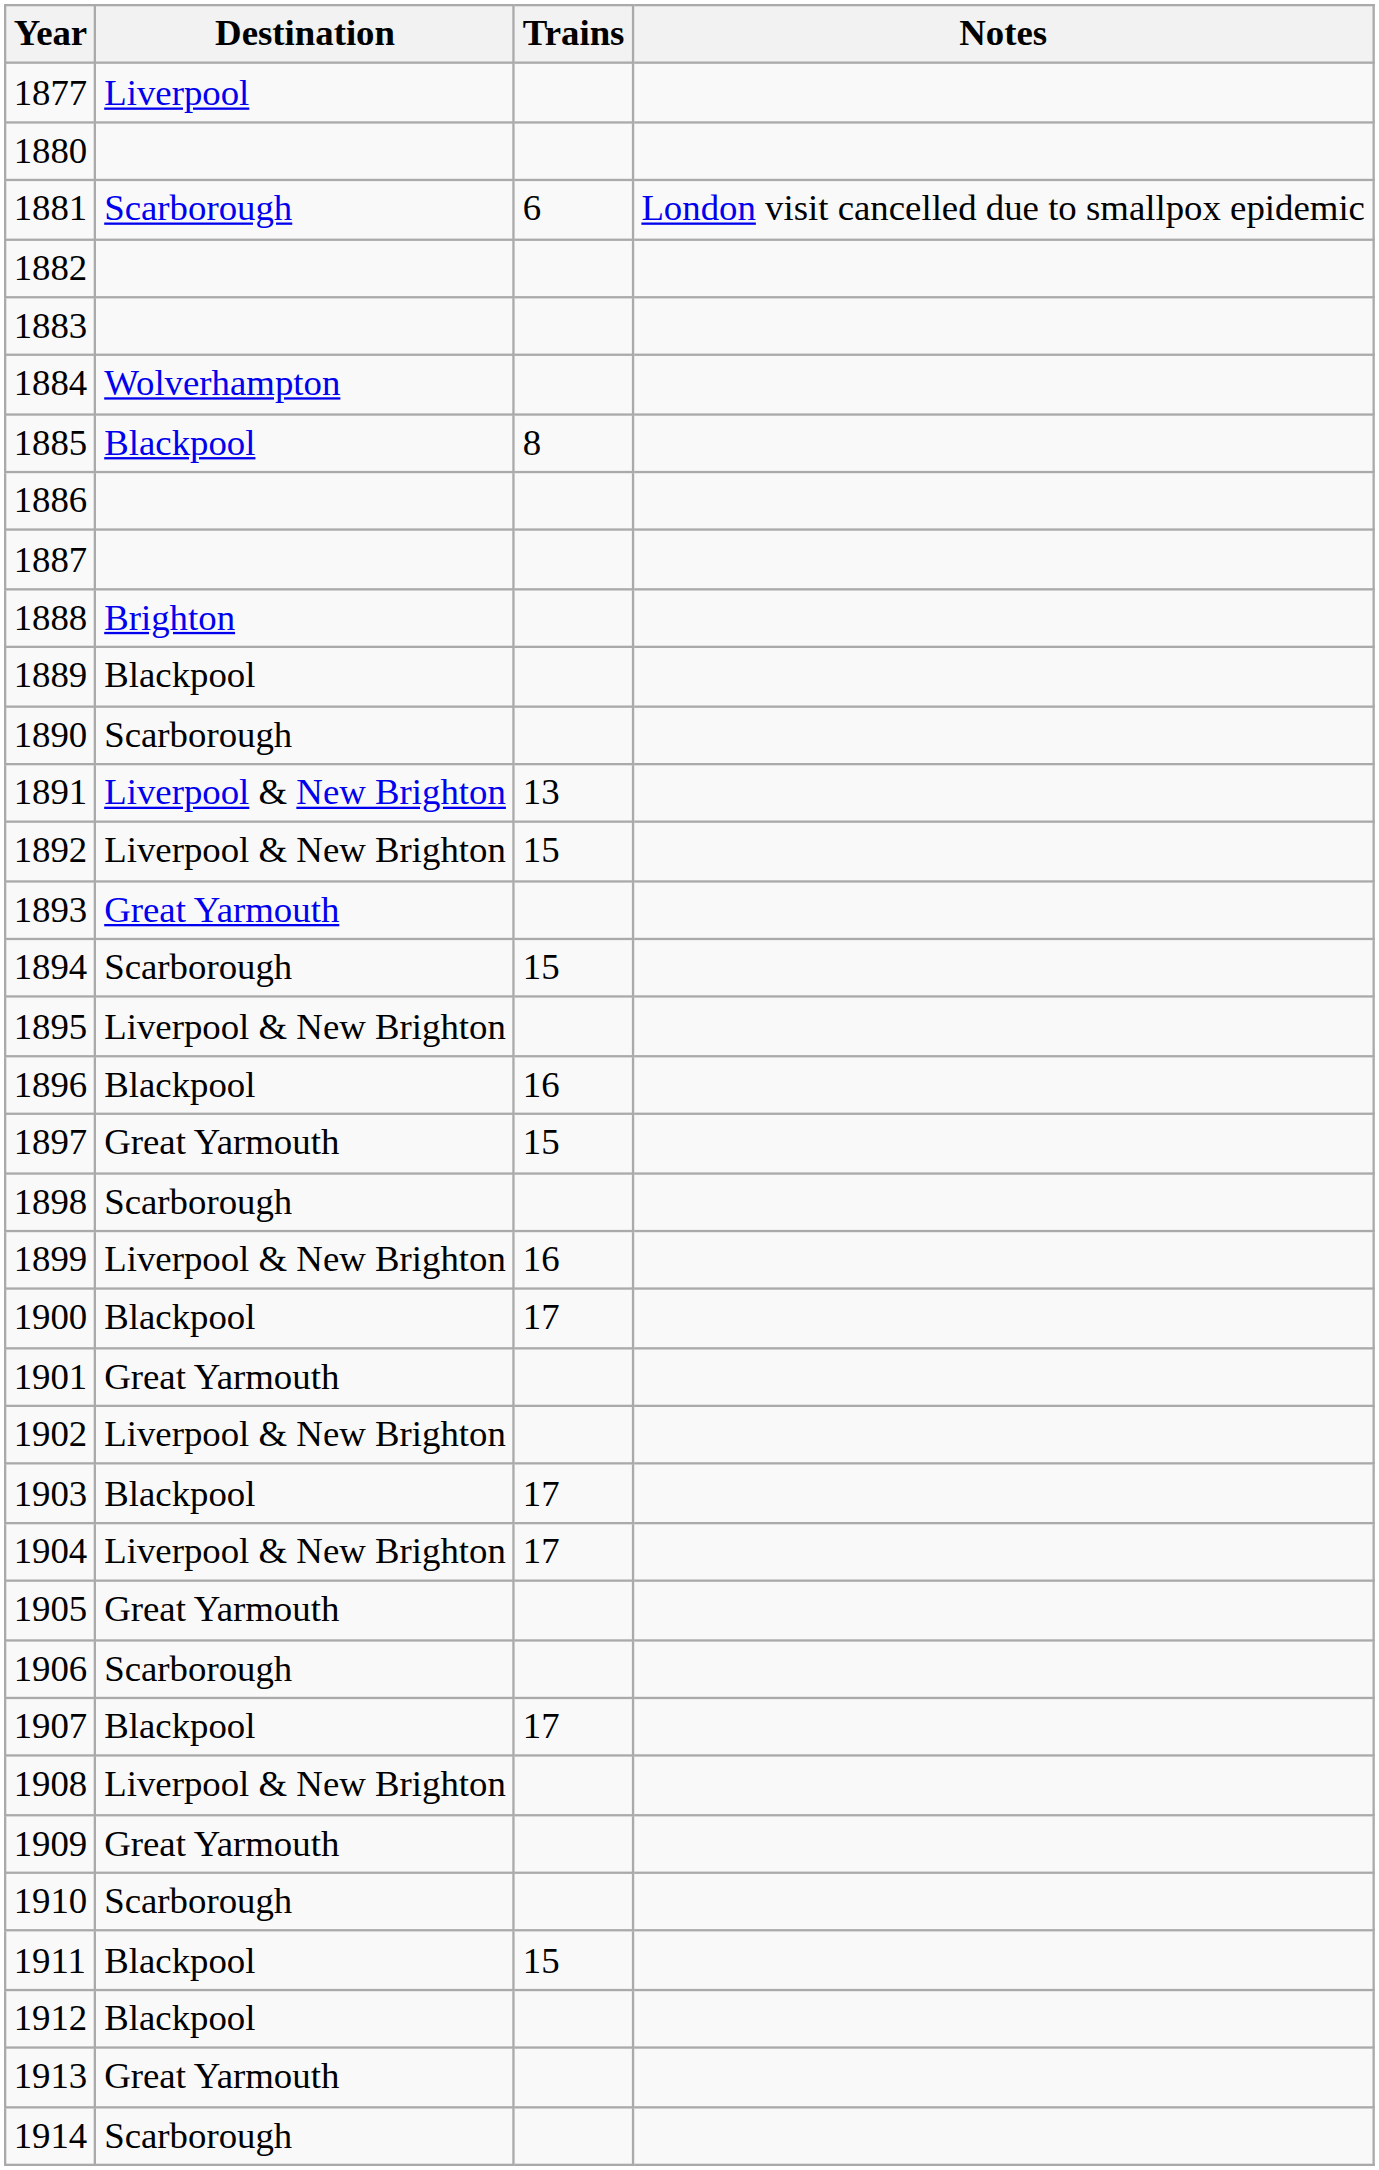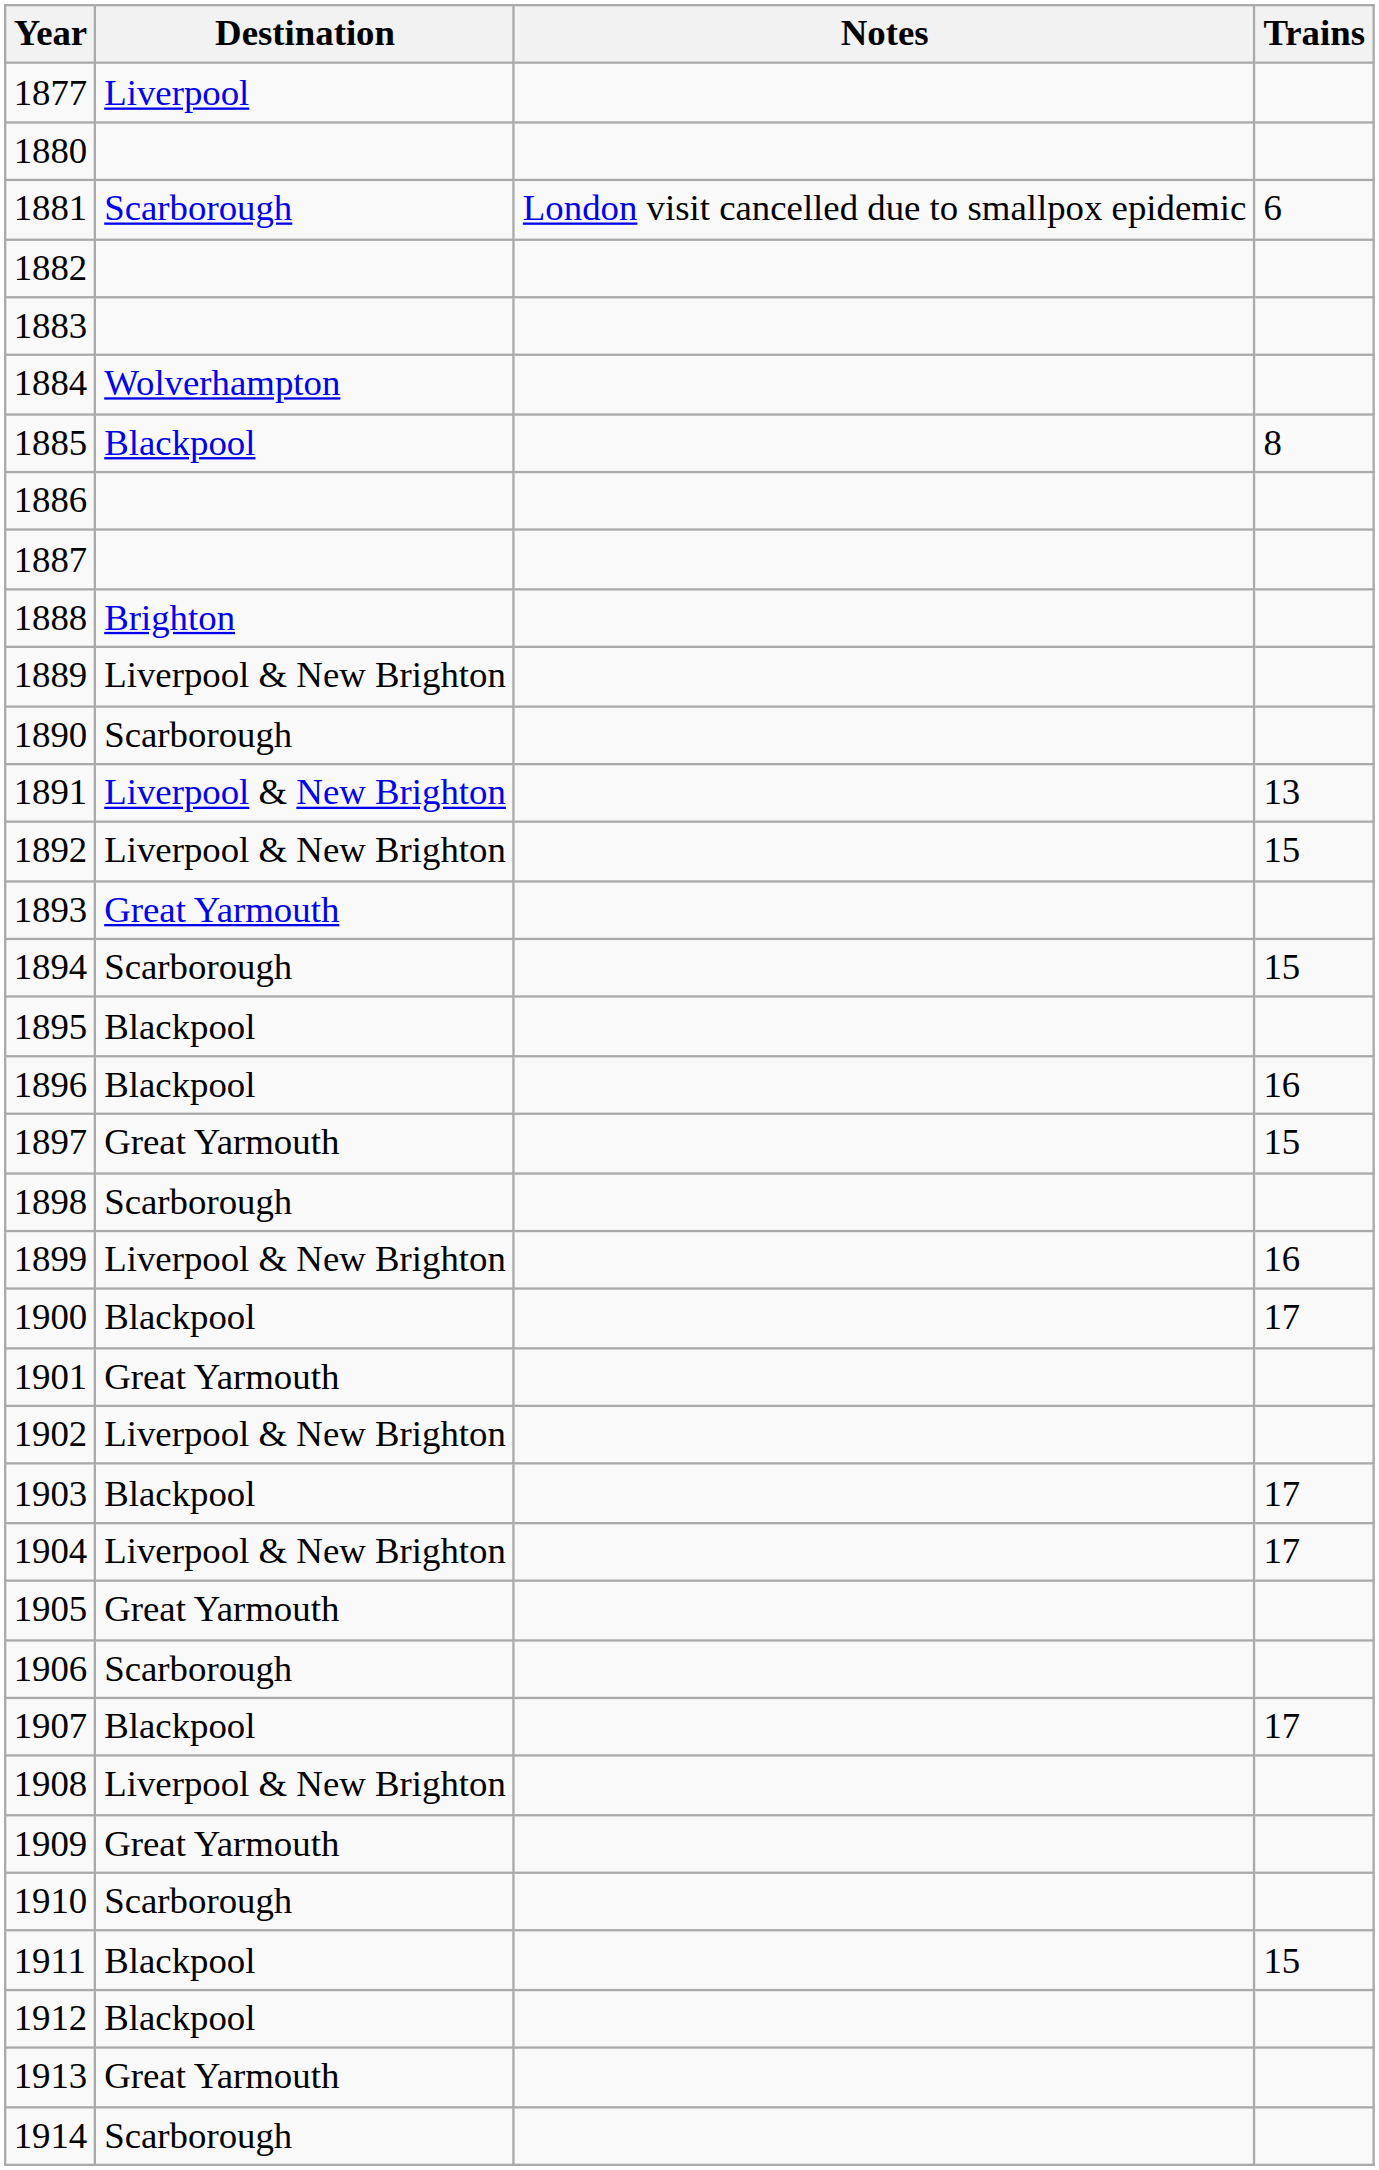columns swapped: (574, 33) <-> (1003, 33)
(180, 675) Blackpool -> (305, 675) Liverpool & New Brighton
(305, 1025) Liverpool & New Brighton -> (180, 1025) Blackpool
